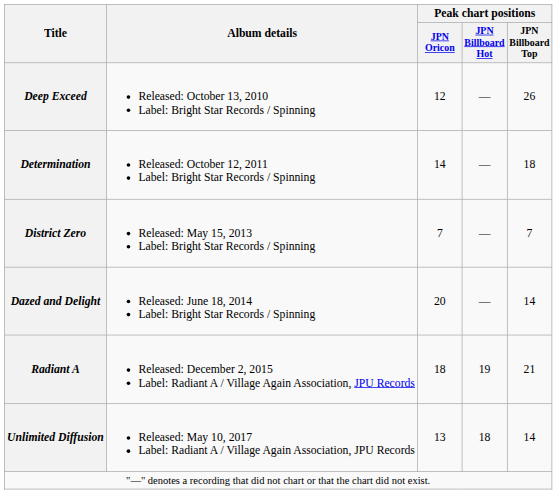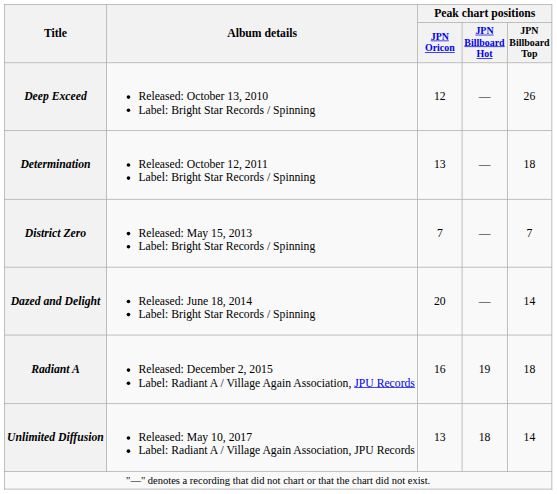(440, 165) 14 -> (440, 165) 13
(440, 369) 18 -> (440, 369) 16
(529, 369) 21 -> (529, 369) 18
